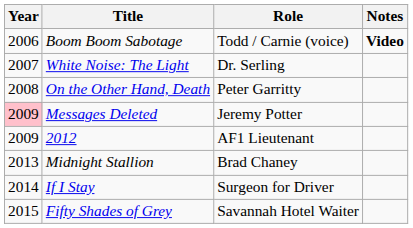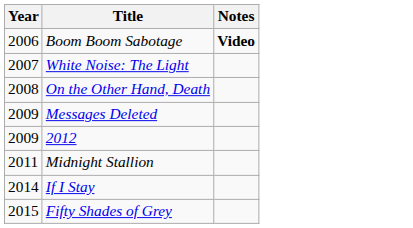- column: (288, 16)
(23, 114) pink background -> (23, 114) no background
(23, 162) 2013 -> (23, 162) 2011
